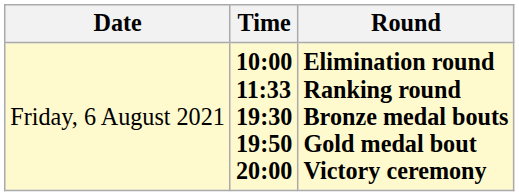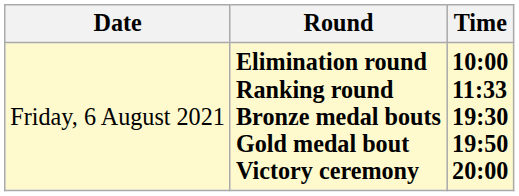columns swapped: (264, 23) <-> (406, 23)
